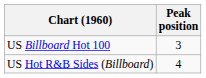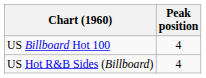(178, 45) 3 -> (178, 45) 4
